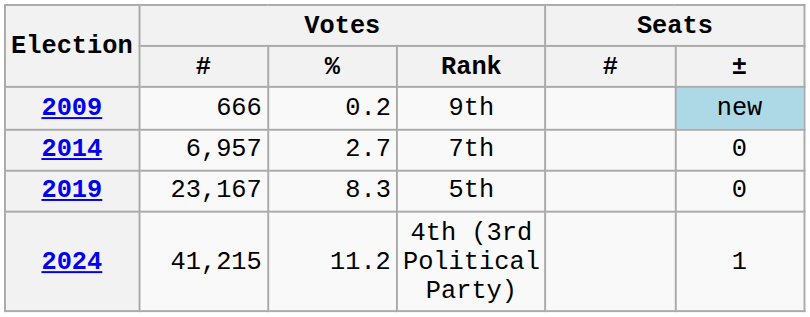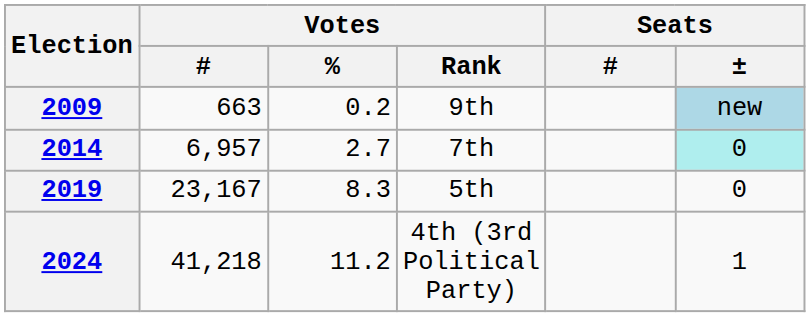(239, 108) 666 -> (239, 108) 663
(739, 150) no background -> (739, 150) paleturquoise background
(216, 261) 41,215 -> (216, 261) 41,218
